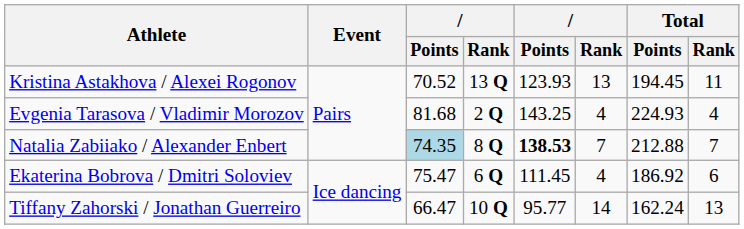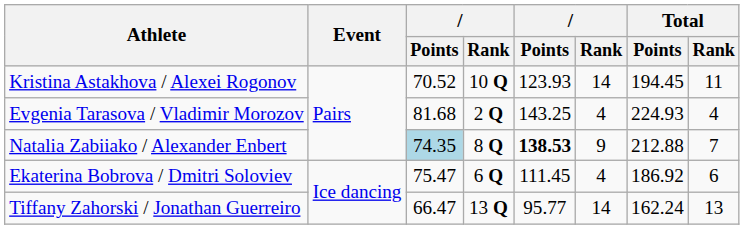(488, 82) 13 Q -> (488, 82) 10 Q
(601, 82) 13 -> (601, 82) 14
(601, 145) 7 -> (601, 145) 9
(488, 208) 10 Q -> (488, 208) 13 Q
